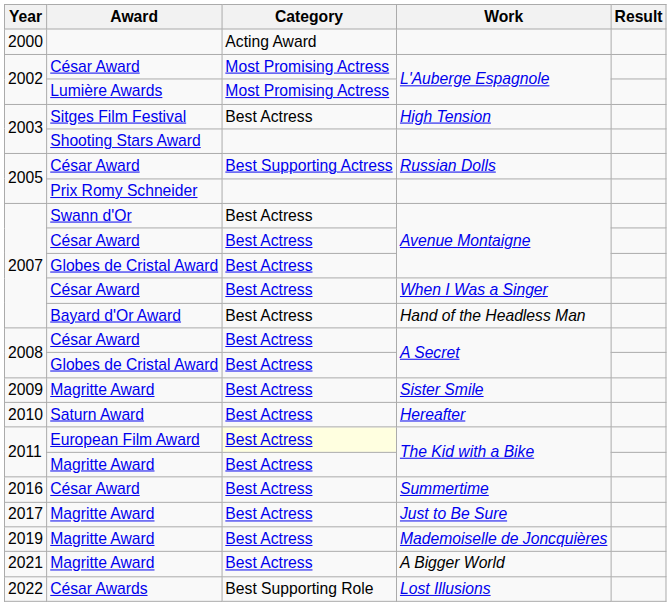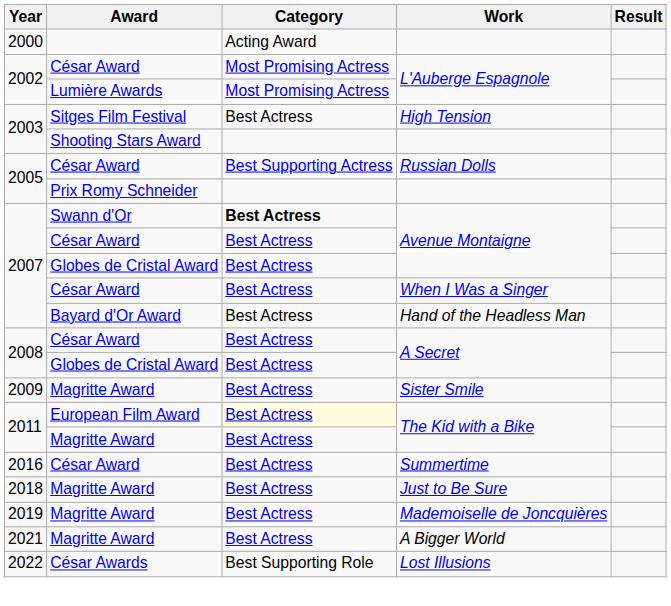(269, 215) normal -> (273, 215) bold
- row: (97, 414)
(26, 514) 2017 -> (26, 489) 2018
